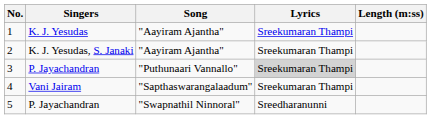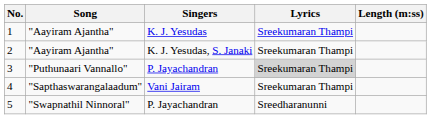columns swapped: (195, 13) <-> (81, 13)
